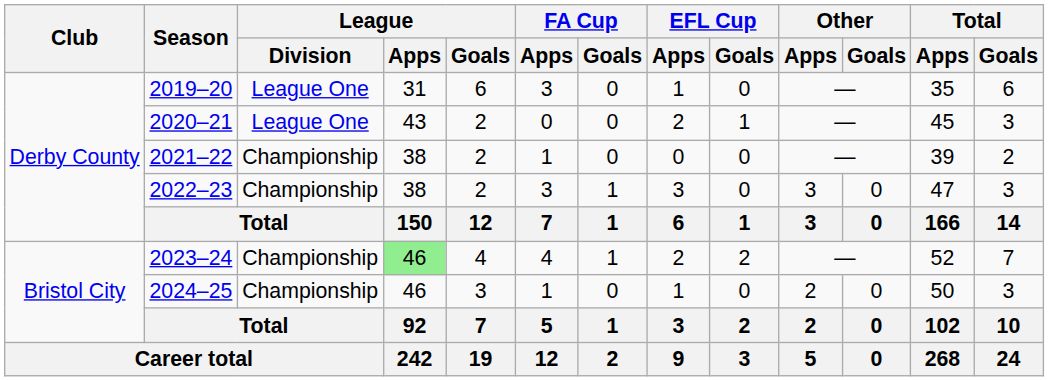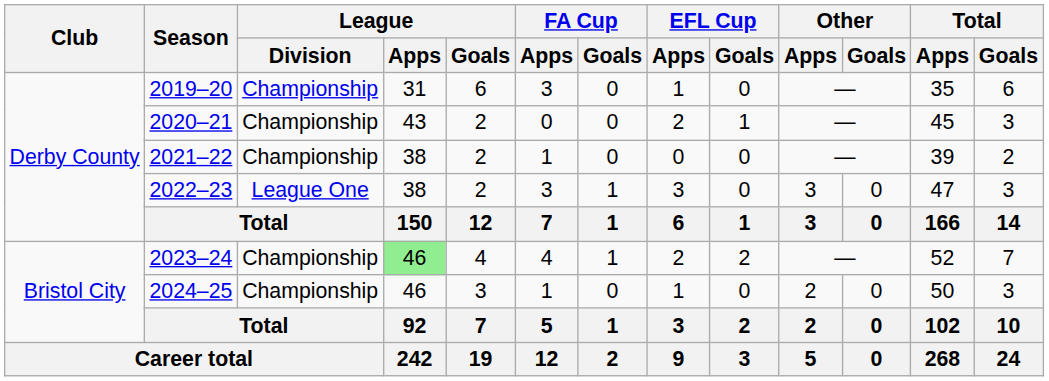(310, 88) League One -> (310, 88) Championship
(310, 122) League One -> (310, 122) Championship
(310, 190) Championship -> (310, 190) League One
